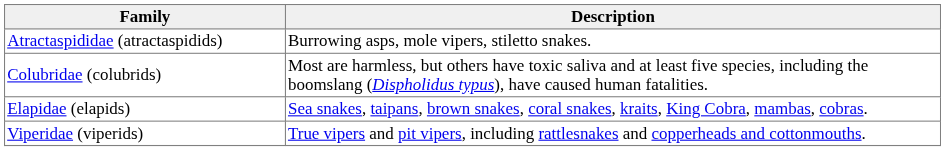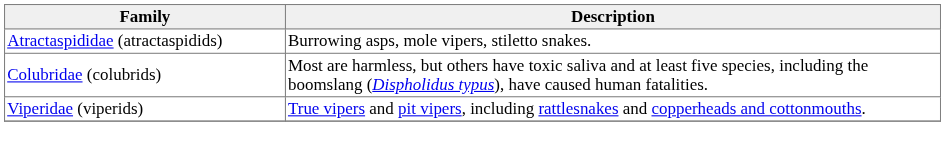- row: (69, 108)
